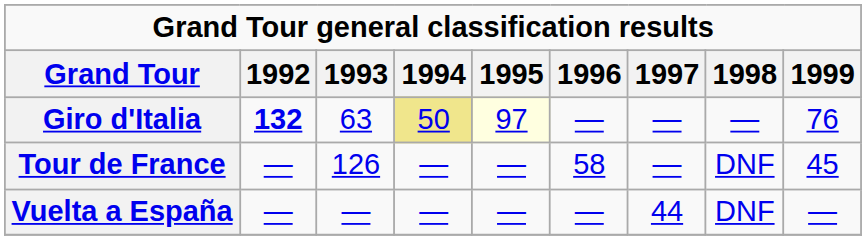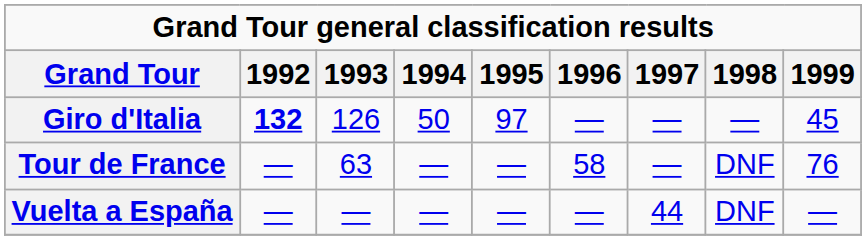(356, 119) 63 -> (356, 119) 126
(434, 119) khaki background -> (434, 119) no background
(511, 119) lightyellow background -> (511, 119) no background
(823, 119) 76 -> (823, 119) 45
(356, 165) 126 -> (356, 165) 63
(823, 165) 45 -> (823, 165) 76
